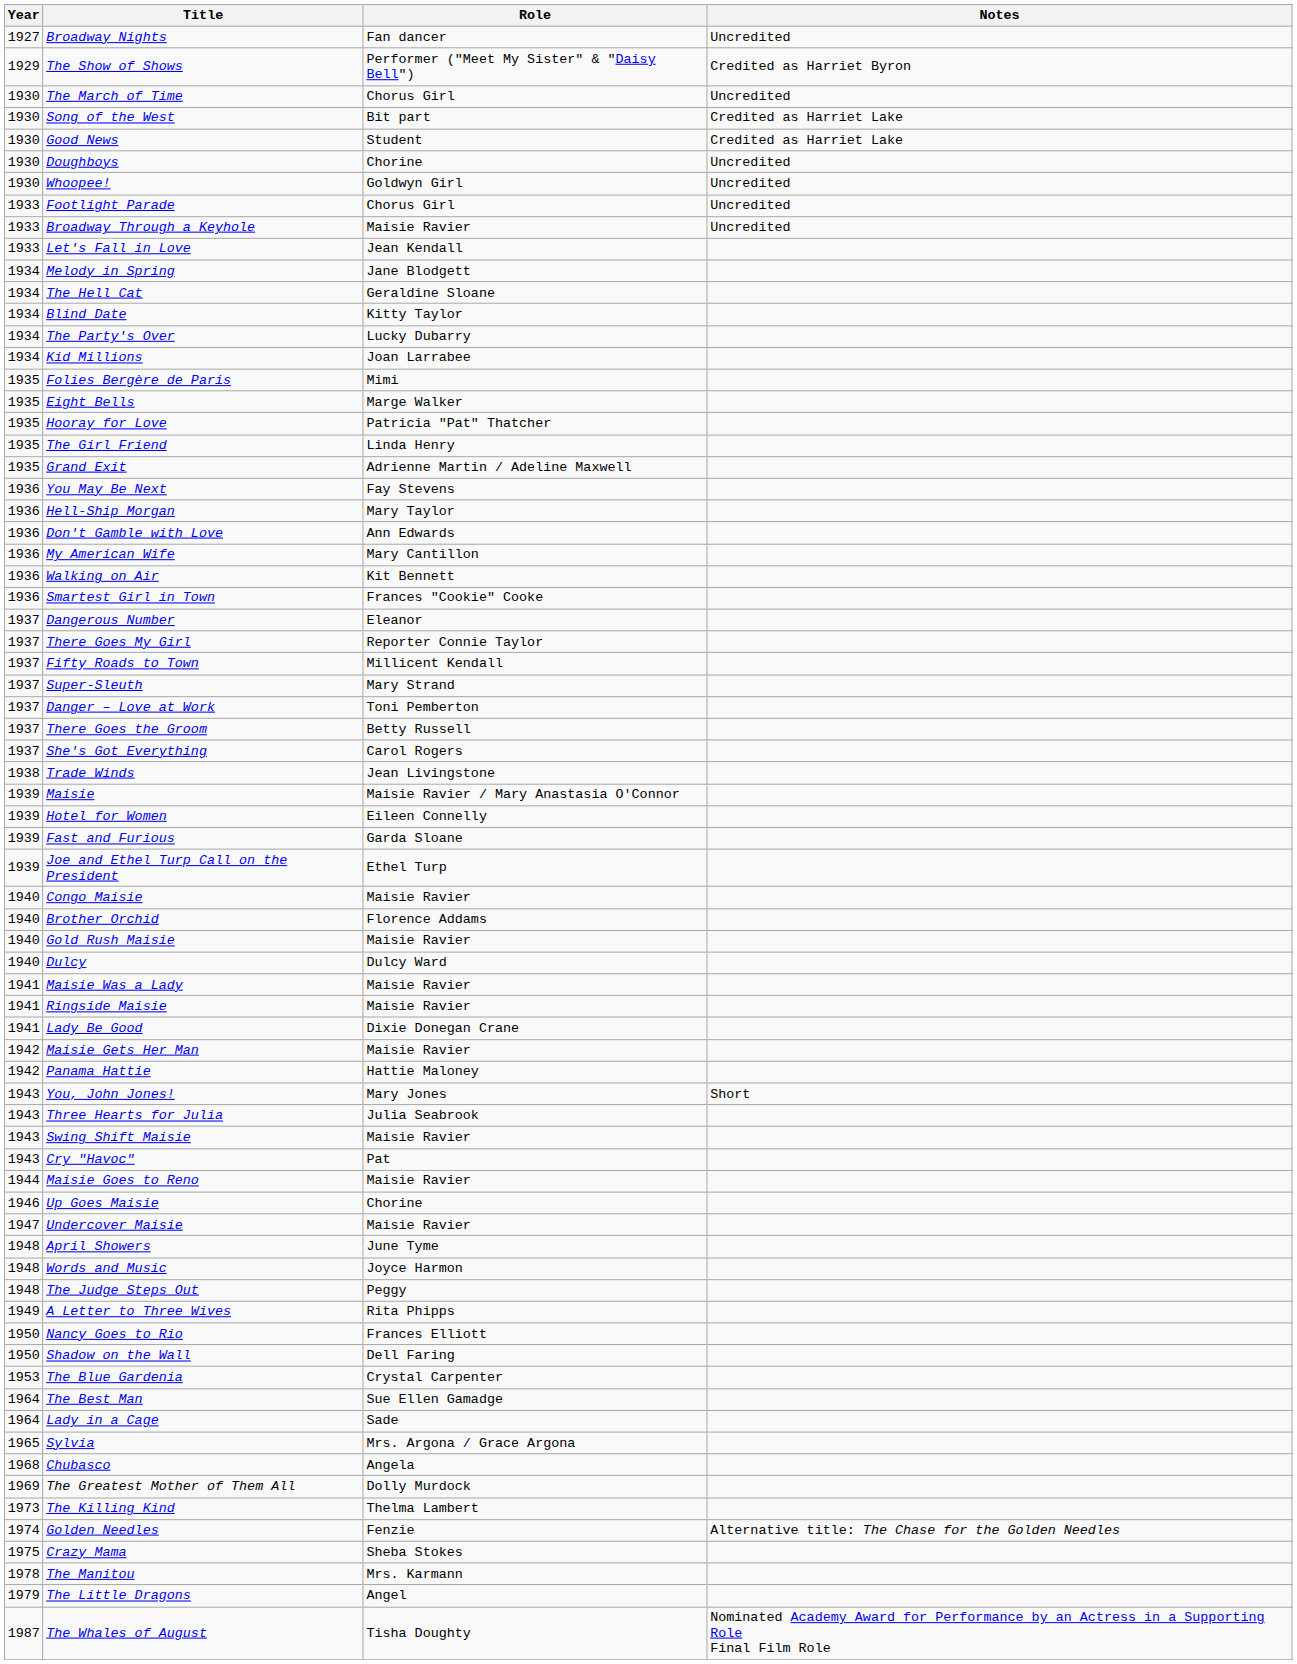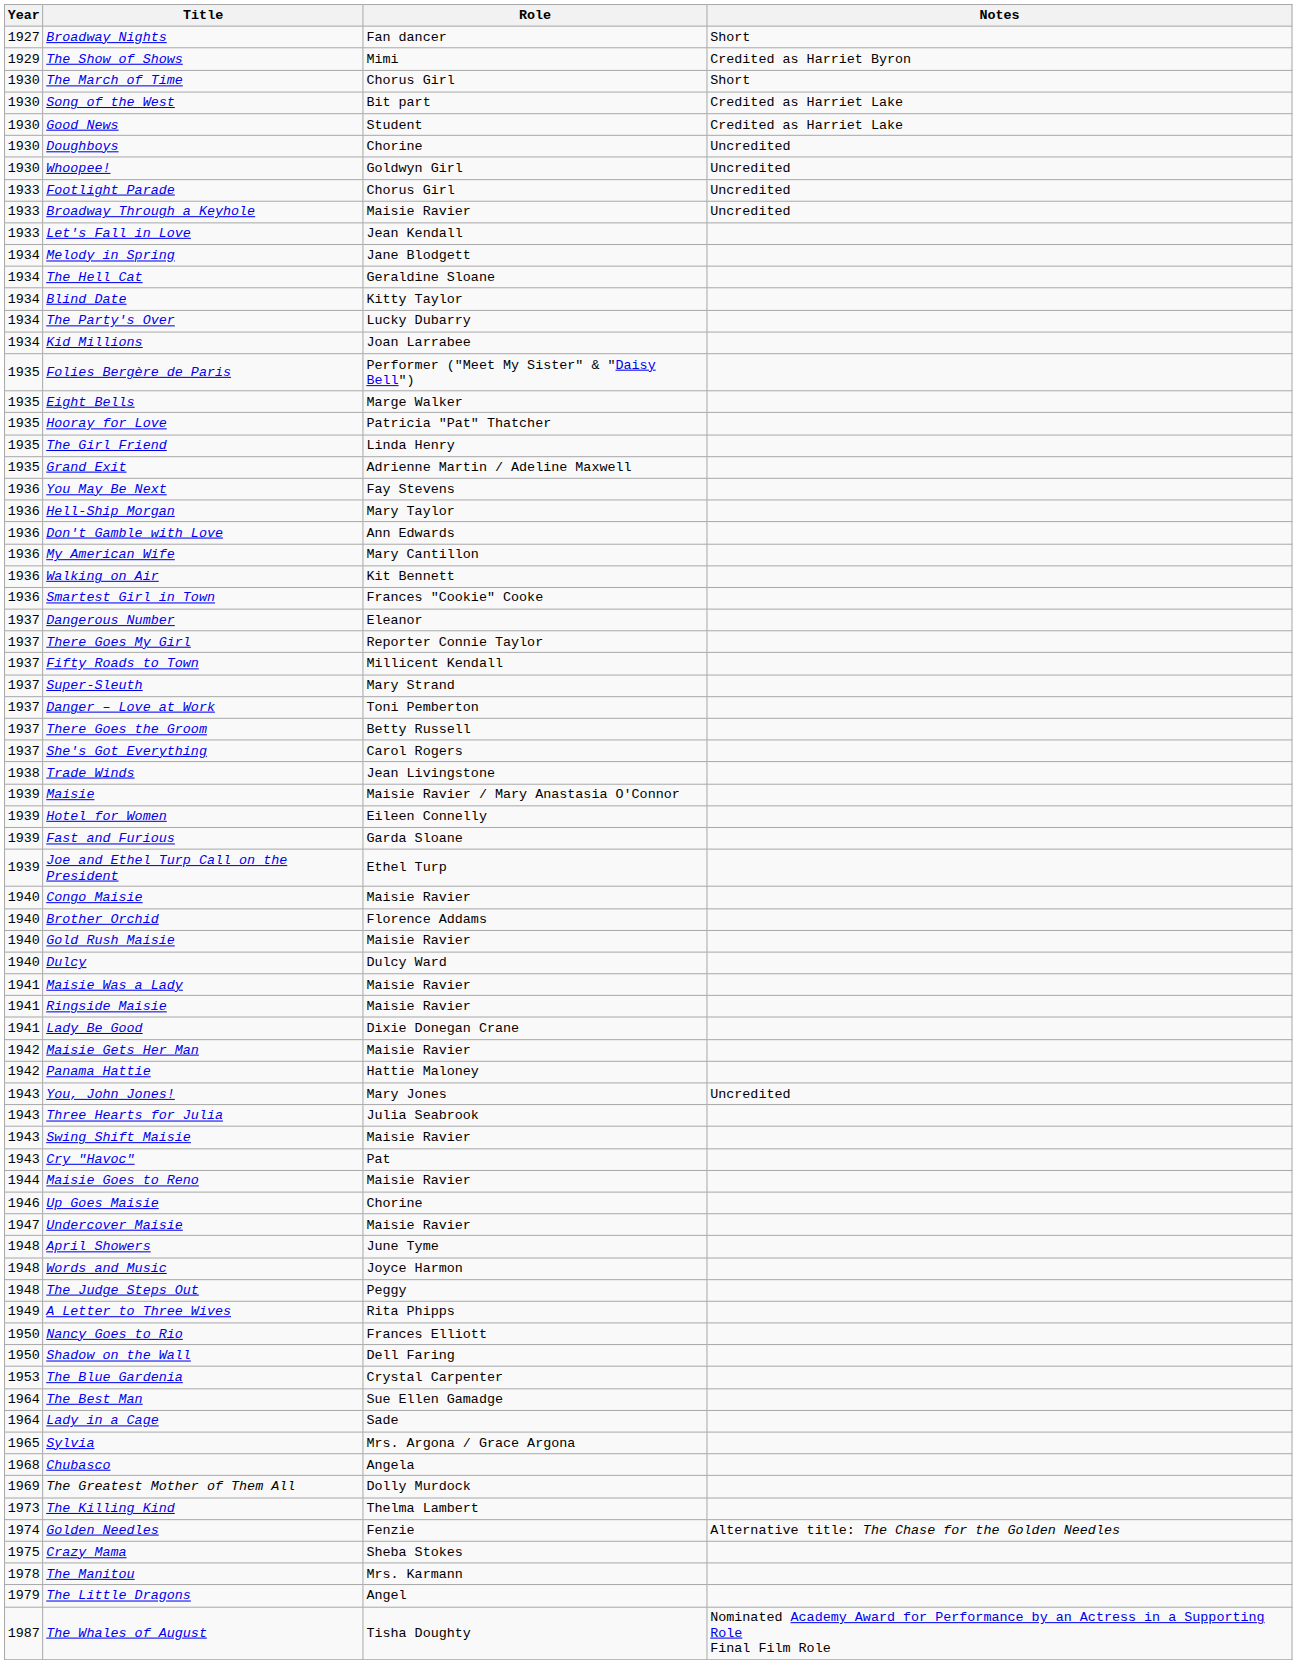(750, 37) Uncredited -> (730, 37) Short
(511, 67) Performer ("Meet My Sister" & "Daisy Bell") -> (382, 59) Mimi
(750, 96) Uncredited -> (730, 81) Short
(382, 380) Mimi -> (511, 372) Performer ("Meet My Sister" & "Daisy Bell")
(730, 1094) Short -> (750, 1094) Uncredited
